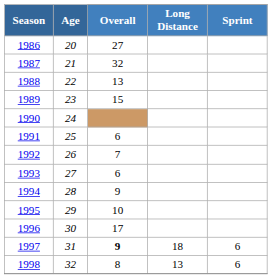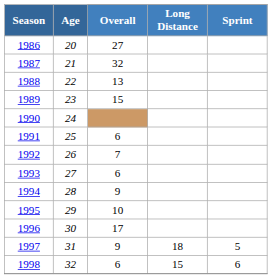(118, 246) bold -> (118, 246) normal
(237, 246) 6 -> (237, 246) 5
(118, 264) 8 -> (118, 264) 6
(178, 264) 13 -> (178, 264) 15
